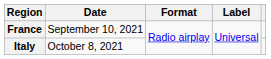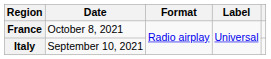(95, 29) September 10, 2021 -> (85, 29) October 8, 2021
(85, 46) October 8, 2021 -> (95, 46) September 10, 2021
